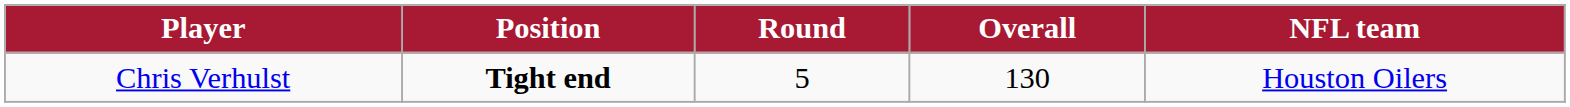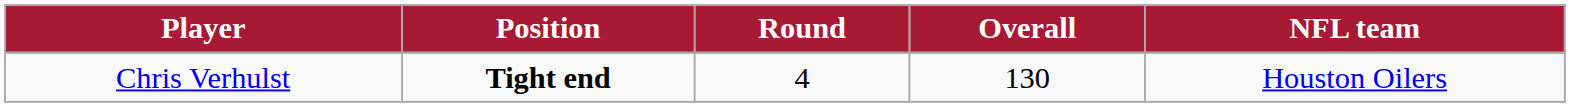(802, 76) 5 -> (802, 76) 4
